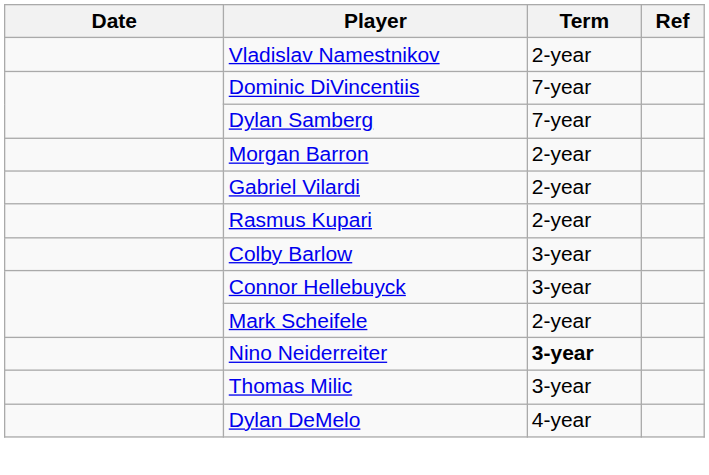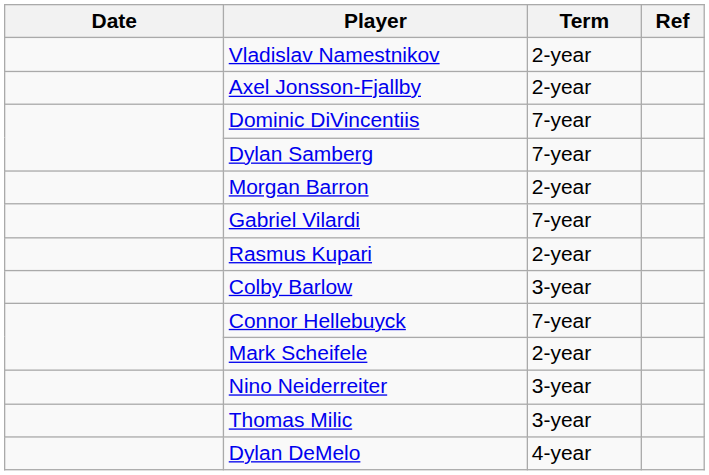+ row: (325, 87)
(562, 187) 2-year -> (562, 220) 7-year
(562, 287) 3-year -> (562, 320) 7-year
(563, 353) bold -> (562, 386) normal
